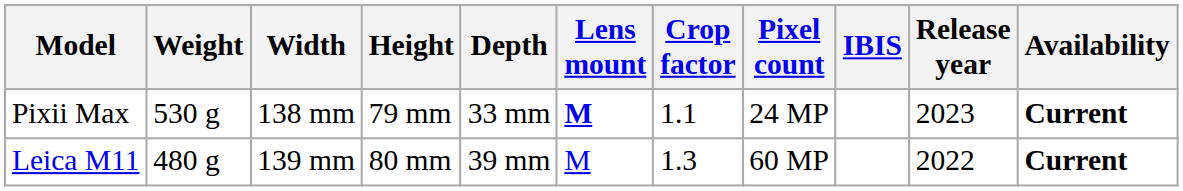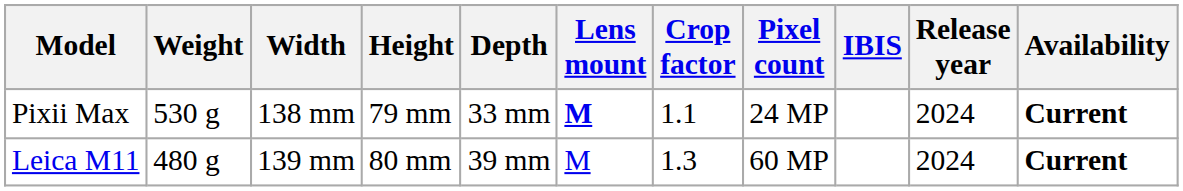(945, 112) 2023 -> (945, 112) 2024
(945, 161) 2022 -> (945, 161) 2024
